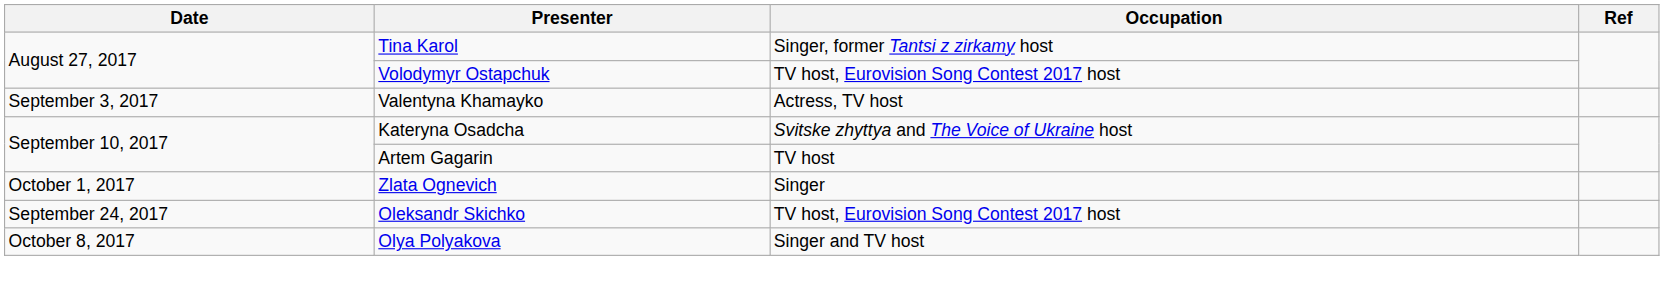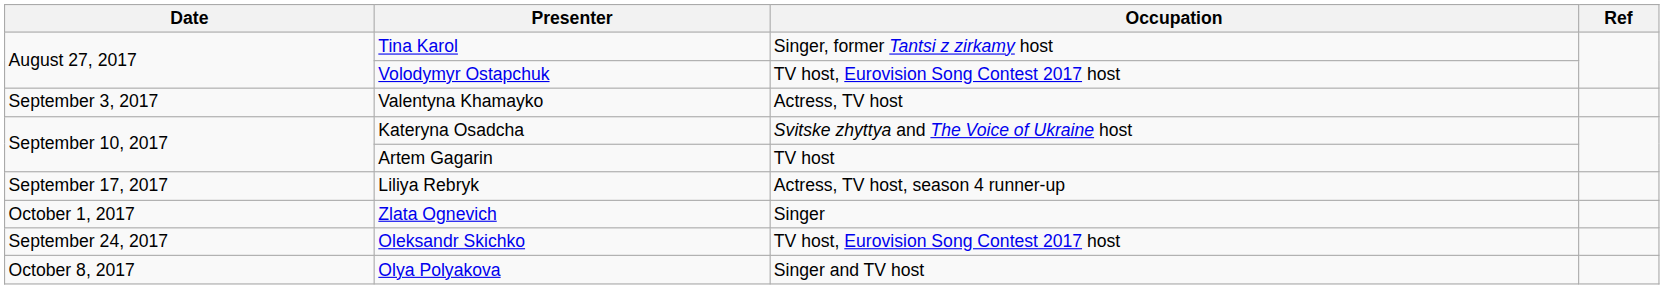+ row: (429, 185)
